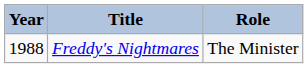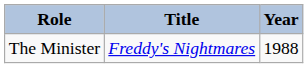columns swapped: (26, 19) <-> (253, 19)
